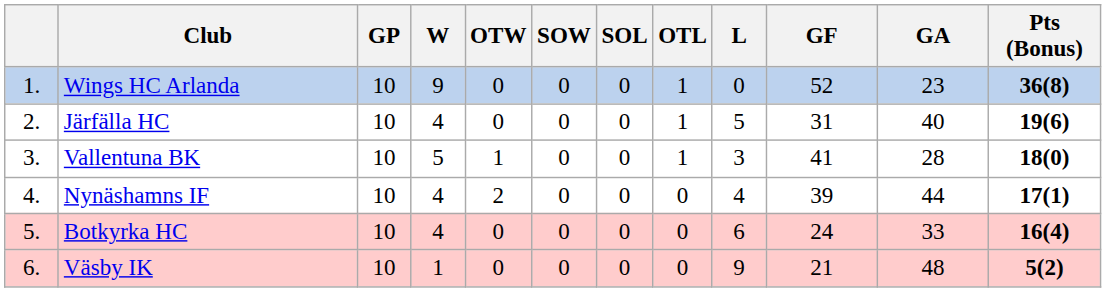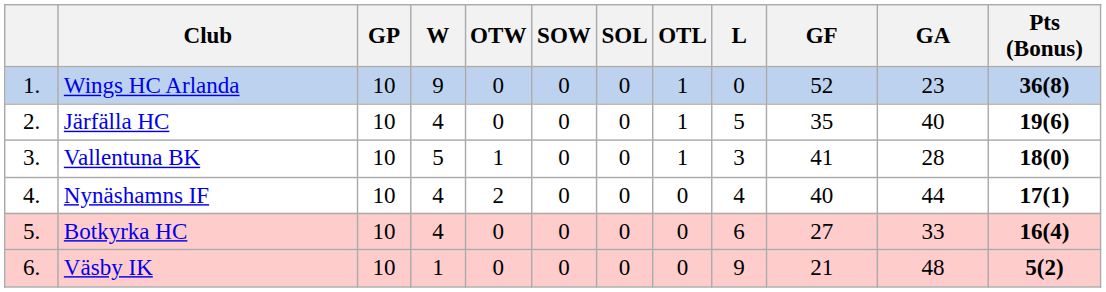(822, 121) 31 -> (822, 121) 35
(822, 194) 39 -> (822, 194) 40
(822, 231) 24 -> (822, 231) 27
